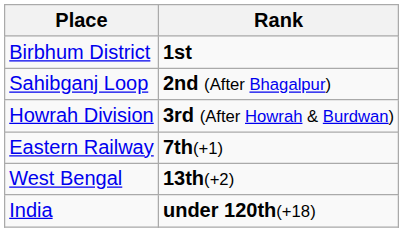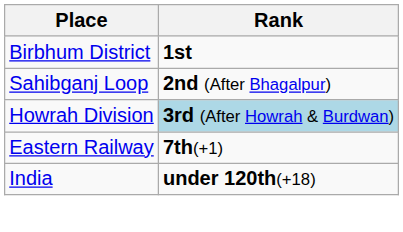(279, 115) no background -> (279, 115) lightblue background
- row: (66, 178)
